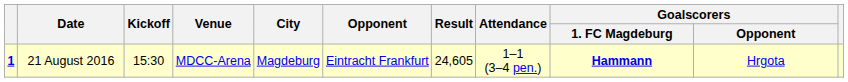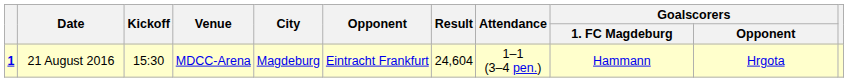(454, 60) 24,605 -> (454, 60) 24,604
(622, 60) bold -> (622, 60) normal
